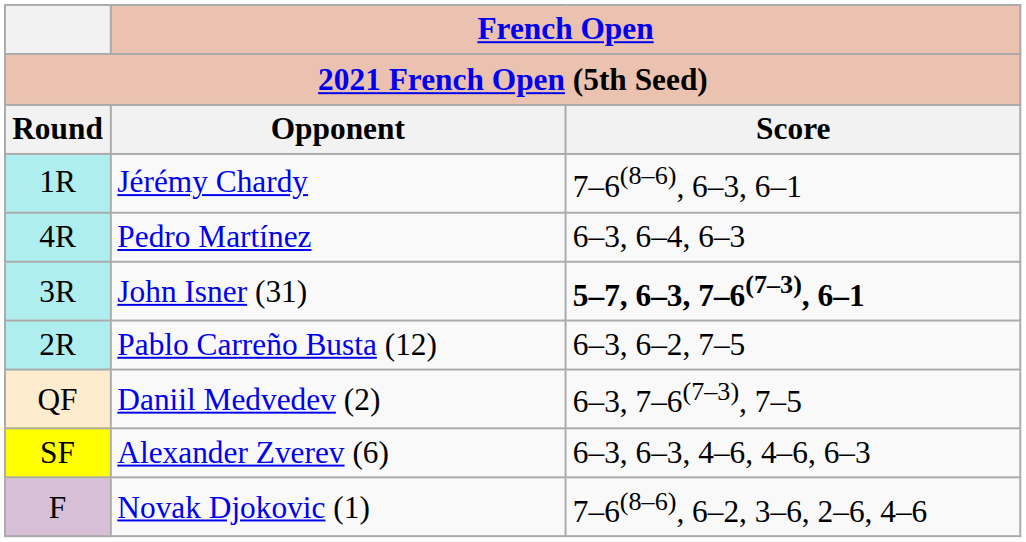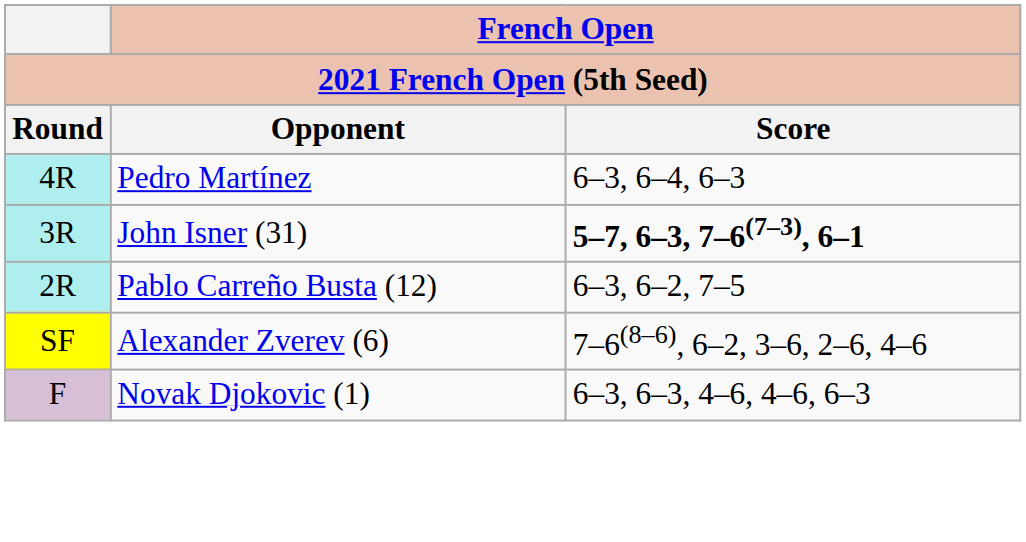- row: (213, 182)
- row: (249, 398)
(722, 452) 6–3, 6–3, 4–6, 4–6, 6–3 -> (750, 340) 7–6(8–6), 6–2, 3–6, 2–6, 4–6
(750, 506) 7–6(8–6), 6–2, 3–6, 2–6, 4–6 -> (722, 394) 6–3, 6–3, 4–6, 4–6, 6–3
